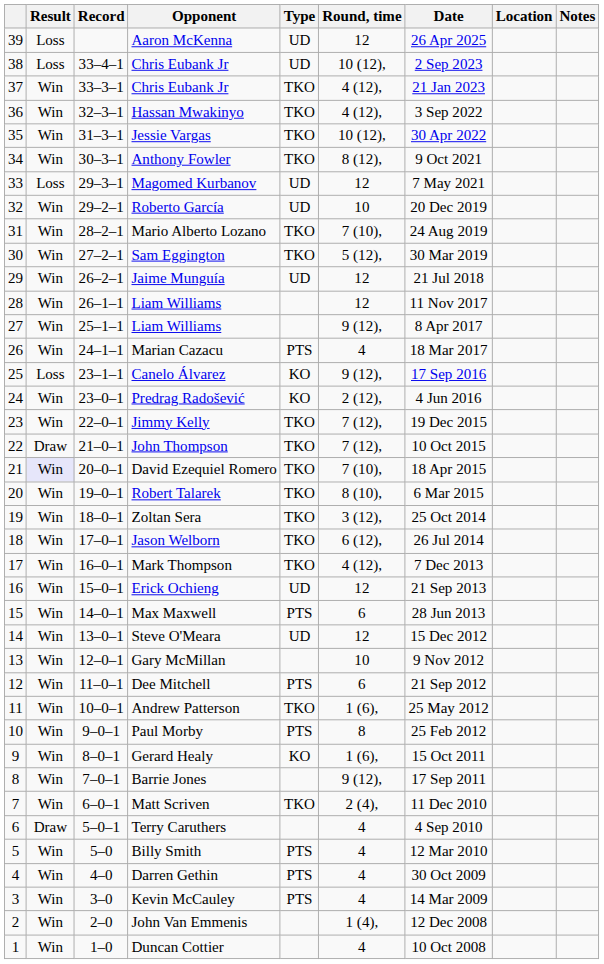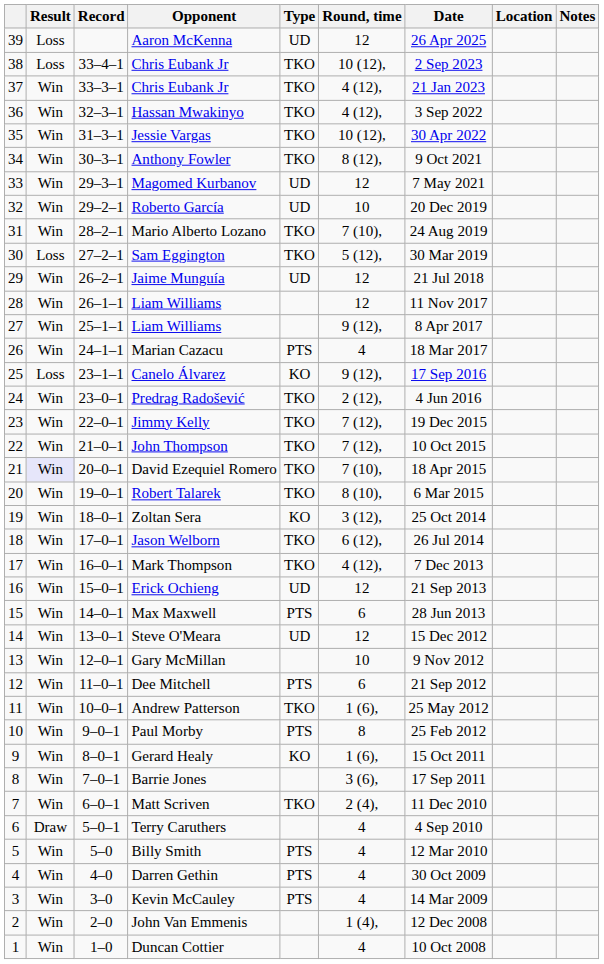(300, 64) UD -> (300, 64) TKO
(50, 183) Loss -> (50, 183) Win
(50, 254) Win -> (50, 254) Loss
(300, 398) KO -> (300, 398) TKO
(50, 445) Draw -> (50, 445) Win
(300, 517) TKO -> (300, 517) KO
(362, 779) 9 (12), -> (362, 779) 3 (6),
